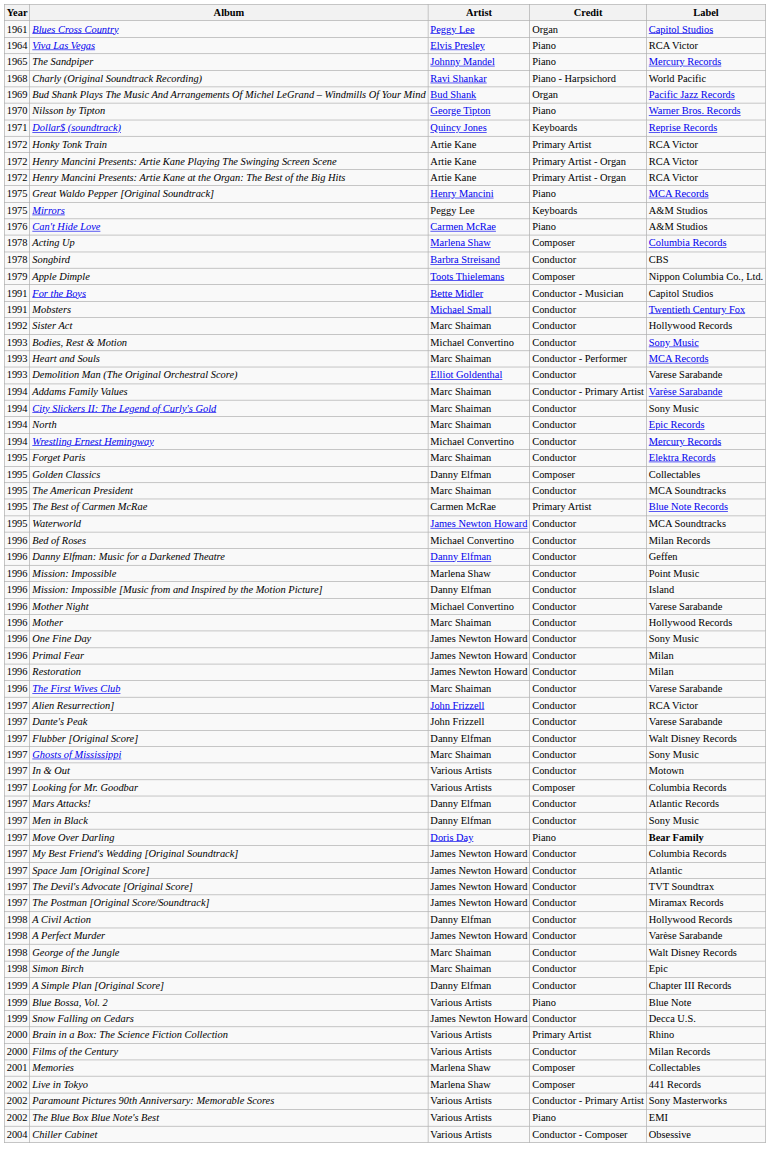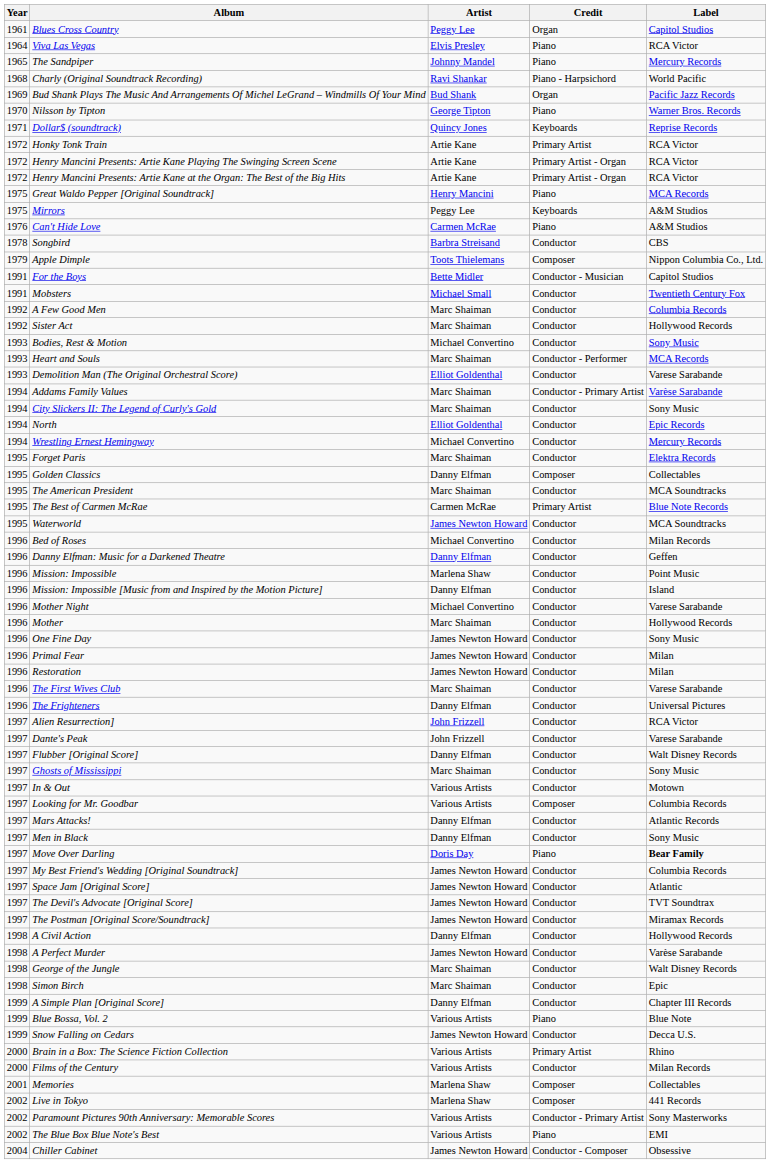- row: (54, 243)
+ row: (69, 309)
(461, 425) Marc Shaiman -> (466, 425) Elliot Goldenthal
+ row: (66, 705)
(461, 1134) Various Artists -> (479, 1150) James Newton Howard
